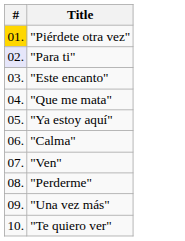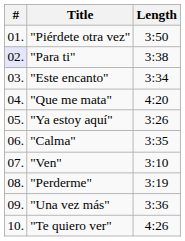+ column: (157, 15)
(16, 36) gold background -> (16, 36) no background
